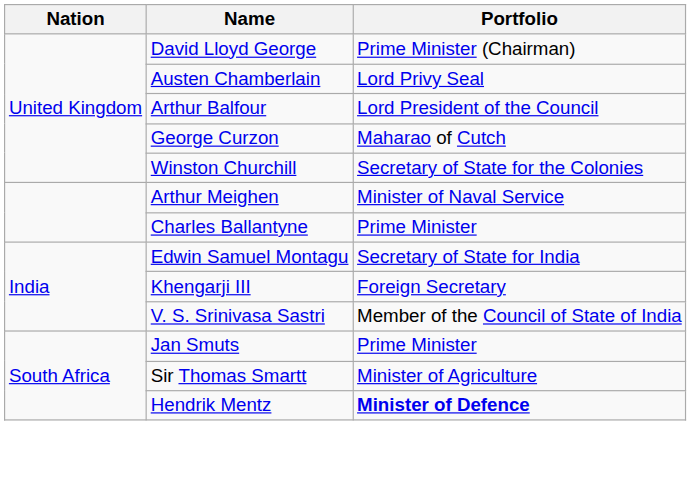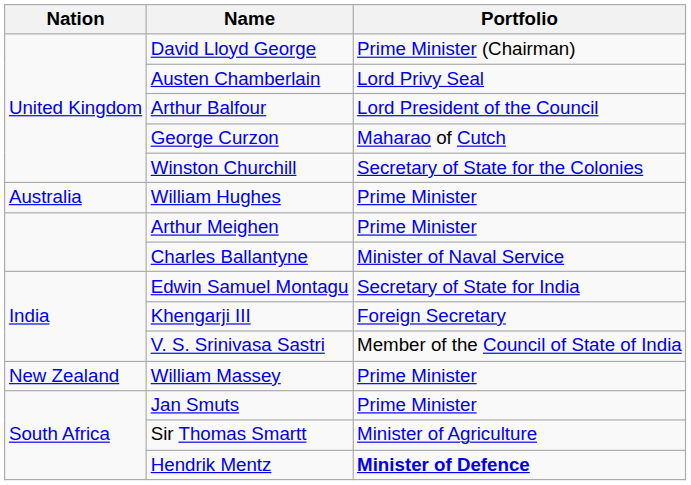+ row: (216, 197)
(461, 197) Minister of Naval Service -> (417, 227) Prime Minister
(417, 227) Prime Minister -> (461, 256) Minister of Naval Service
+ row: (216, 375)
